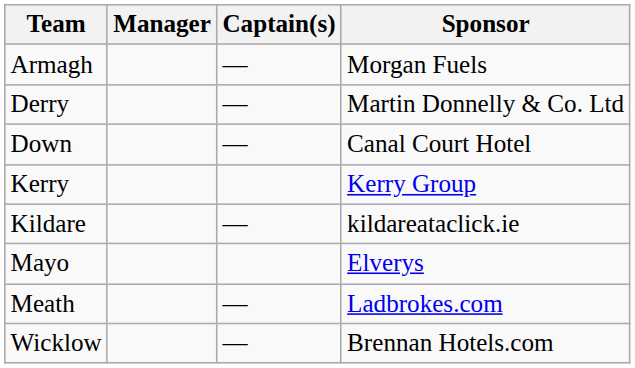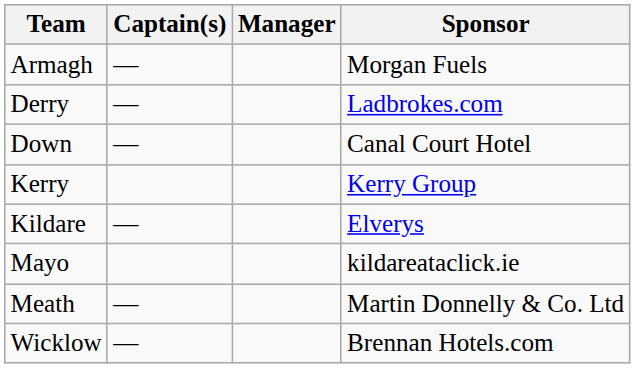columns swapped: (162, 24) <-> (279, 24)
(486, 104) Martin Donnelly & Co. Ltd -> (425, 104) Ladbrokes.com
(433, 223) kildareataclick.ie -> (385, 223) Elverys
(385, 263) Elverys -> (433, 263) kildareataclick.ie
(425, 303) Ladbrokes.com -> (486, 303) Martin Donnelly & Co. Ltd
